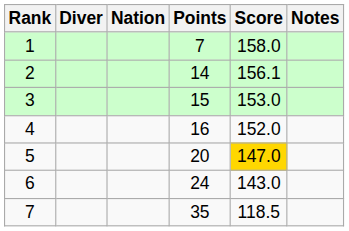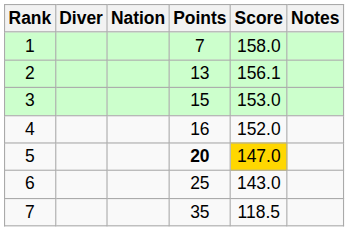(200, 73) 14 -> (200, 73) 13
(200, 156) normal -> (200, 156) bold
(200, 184) 24 -> (200, 184) 25
